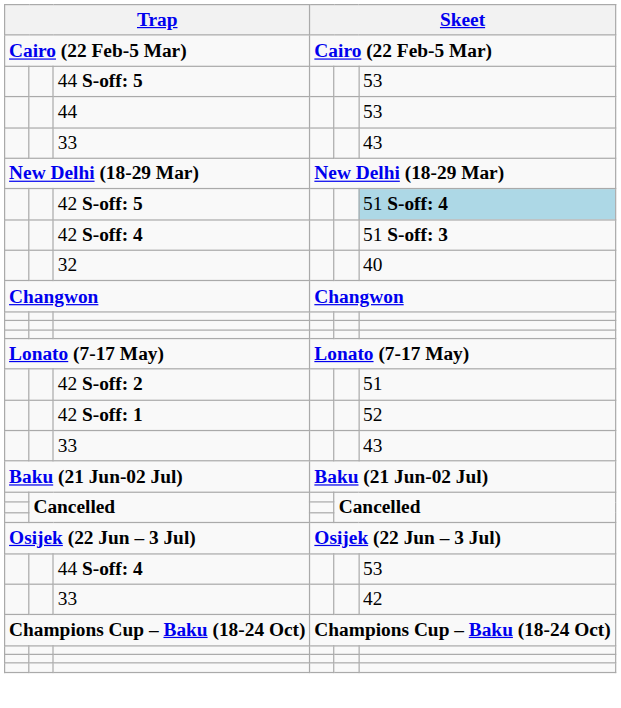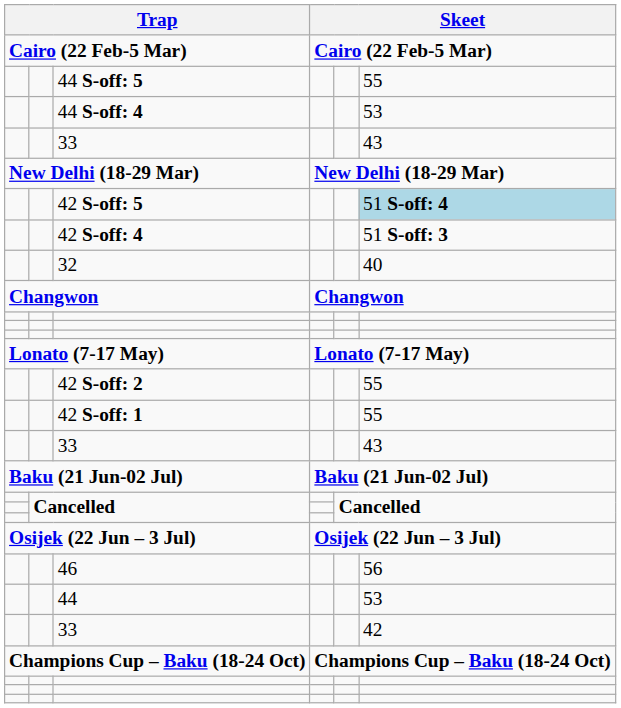(373, 81) 53 -> (373, 81) 55
rows swapped: (41, 569) <-> (41, 112)
(373, 384) 51 -> (373, 384) 55
(373, 415) 52 -> (373, 415) 55
+ row: (41, 569)
